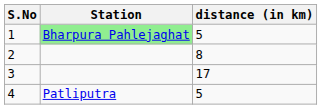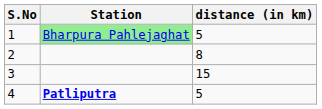(203, 74) 17 -> (203, 74) 15
(79, 94) normal -> (79, 94) bold
